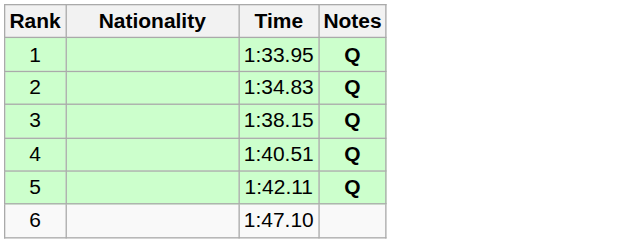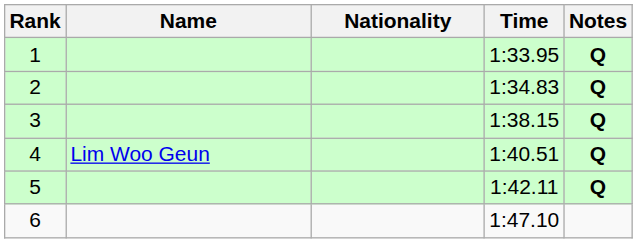+ column: (188, 21)
